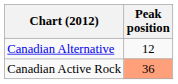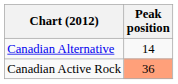(148, 48) 12 -> (148, 48) 14
